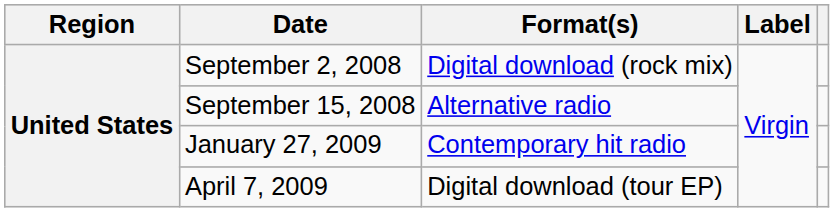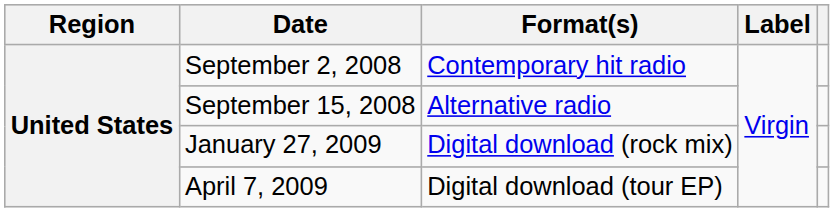(580, 65) Digital download (rock mix) -> (557, 65) Contemporary hit radio
(557, 145) Contemporary hit radio -> (580, 145) Digital download (rock mix)
